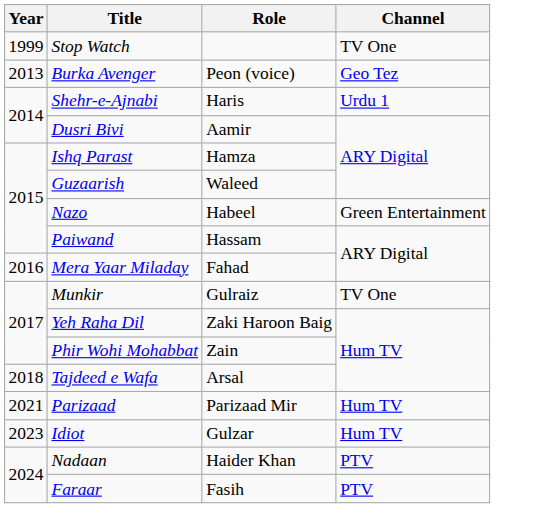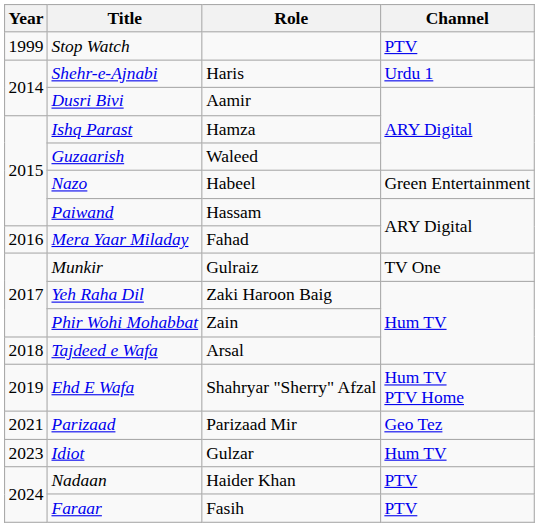(368, 45) TV One -> (401, 45) PTV
- row: (103, 73)
+ row: (93, 387)
(371, 405) Hum TV -> (413, 425) Geo Tez
